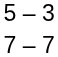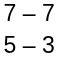rows swapped: (29, 13) <-> (29, 45)
